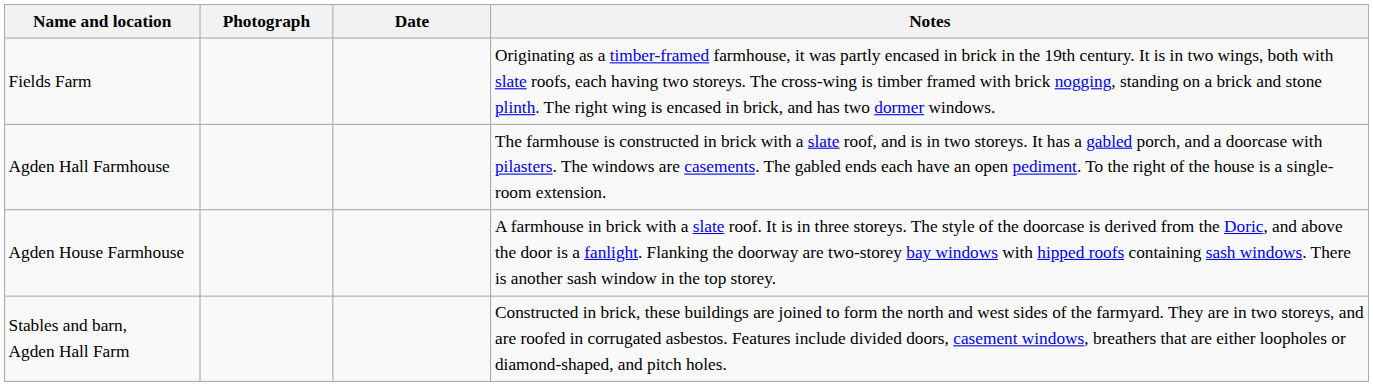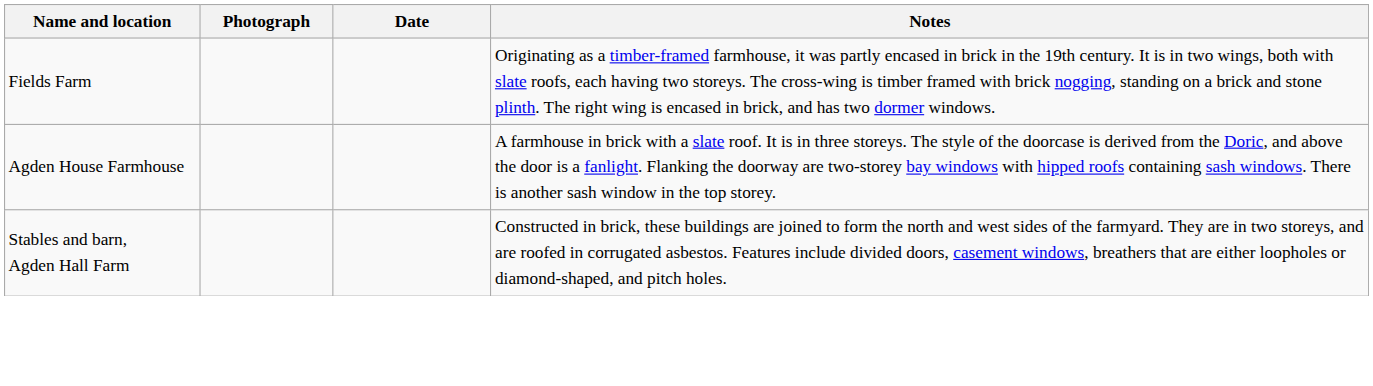- row: (89, 166)
